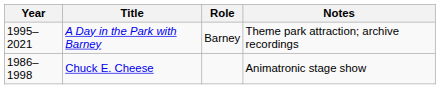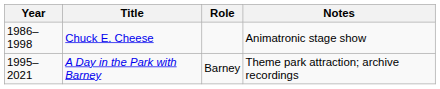rows swapped: (109, 68) <-> (121, 37)
